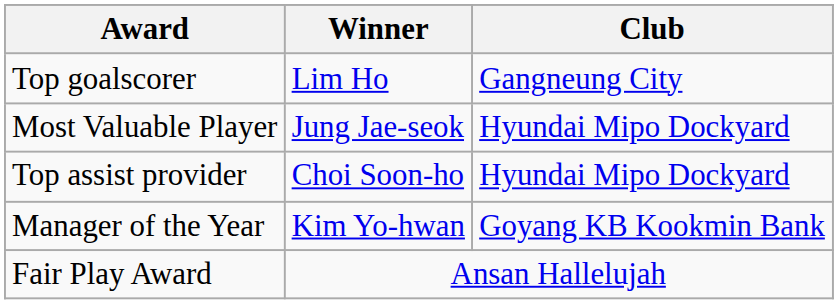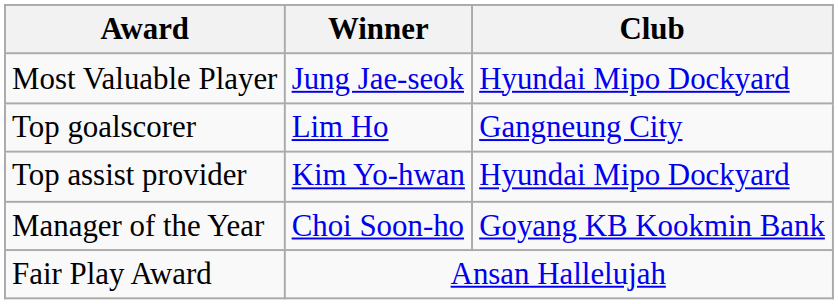rows swapped: (145, 126) <-> (104, 77)
(378, 175) Choi Soon-ho -> (378, 175) Kim Yo-hwan
(378, 224) Kim Yo-hwan -> (378, 224) Choi Soon-ho
